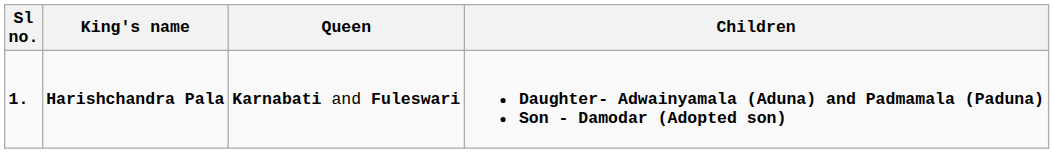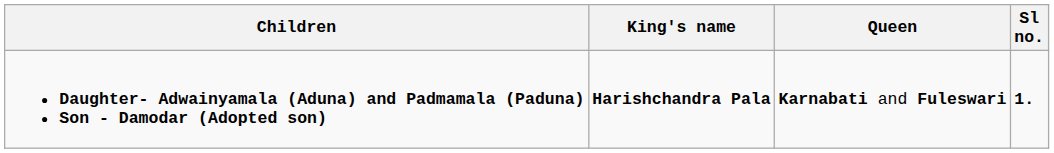columns swapped: (23, 28) <-> (756, 28)
